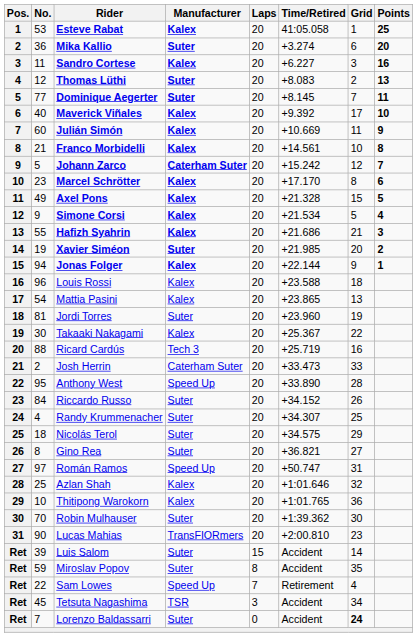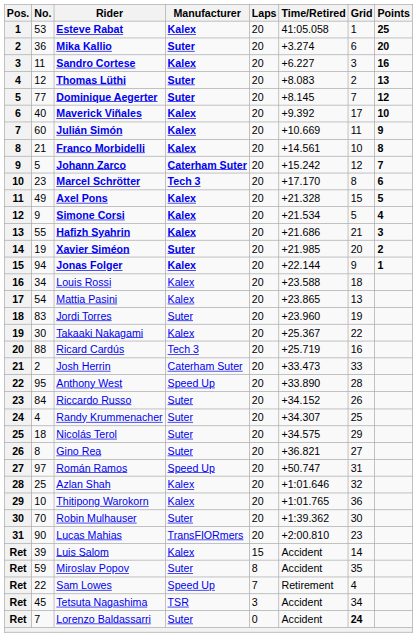(383, 97) 11 -> (383, 97) 12
(182, 181) Kalex -> (184, 181) Tech 3
(40, 282) 96 -> (40, 282) 34
(40, 316) 81 -> (40, 316) 83
(180, 552) Suter -> (181, 552) Kalex
